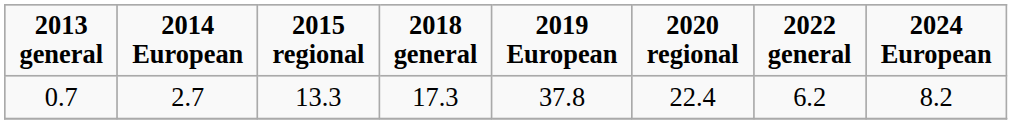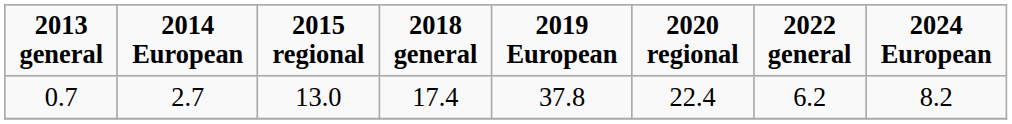(318, 97) 13.3 -> (318, 97) 13.0
(435, 97) 17.3 -> (435, 97) 17.4
